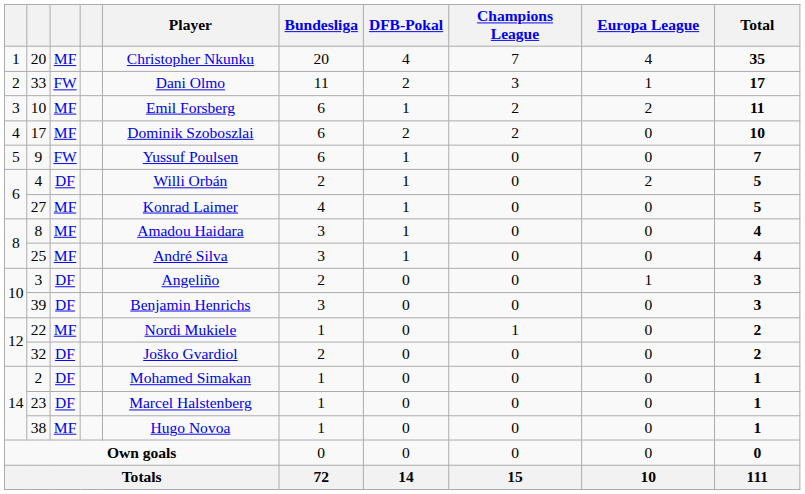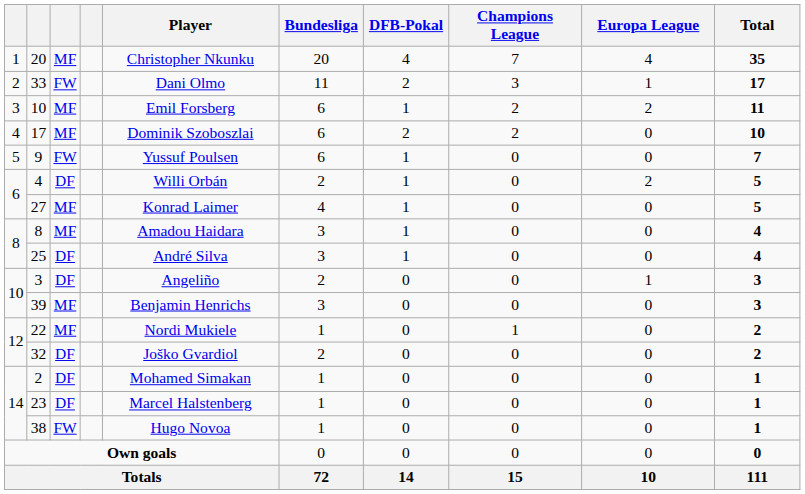(65, 255) MF -> (65, 255) DF
(65, 305) DF -> (65, 305) MF
(65, 428) MF -> (65, 428) FW
